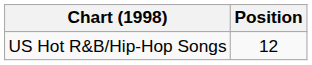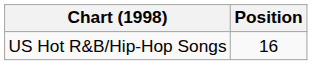(269, 45) 12 -> (269, 45) 16
